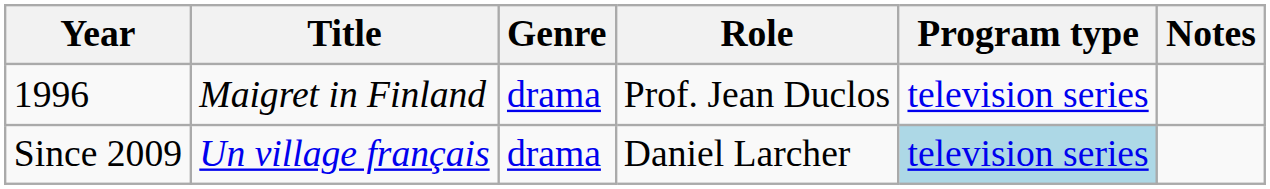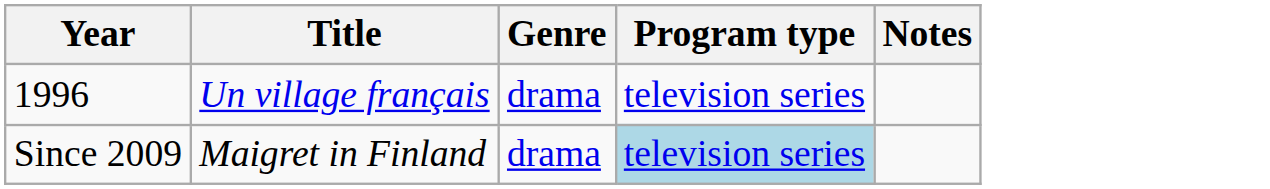- column: (757, 34)
(343, 93) Maigret in Finland -> (344, 93) Un village français
(344, 153) Un village français -> (343, 153) Maigret in Finland
